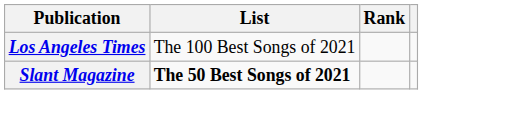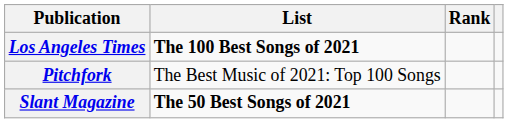(255, 46) normal -> (257, 46) bold
+ row: (77, 74)
